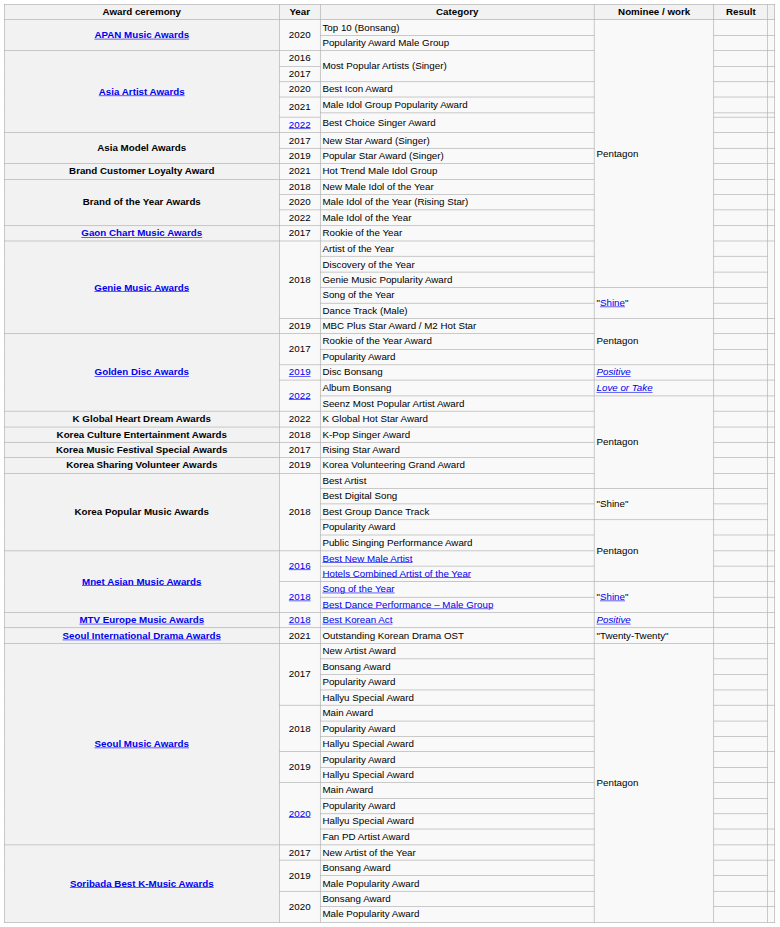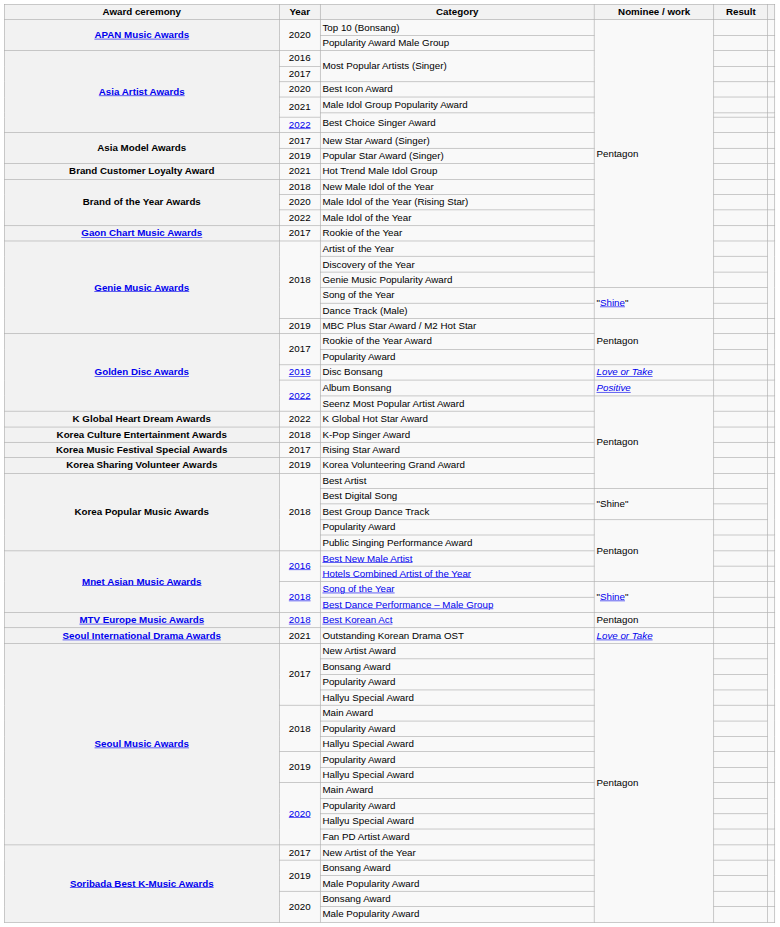(614, 372) Positive -> (625, 372) Love or Take
(625, 388) Love or Take -> (614, 388) Positive
(614, 620) Positive -> (617, 620) Pentagon
(633, 635) "Twenty-Twenty" -> (625, 635) Love or Take
